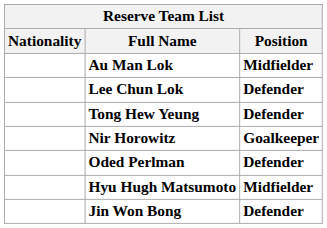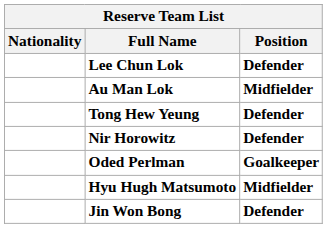rows swapped: (131, 65) <-> (136, 89)
(281, 138) Goalkeeper -> (274, 138) Defender
(274, 162) Defender -> (281, 162) Goalkeeper
